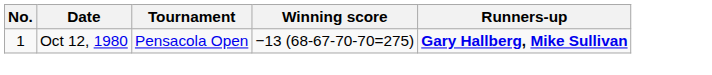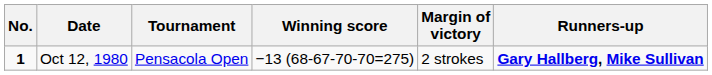+ column: (456, 25)
(20, 41) normal -> (20, 58) bold
